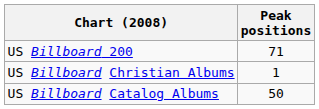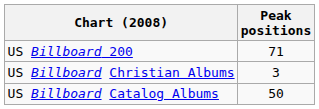(276, 72) 1 -> (276, 72) 3
